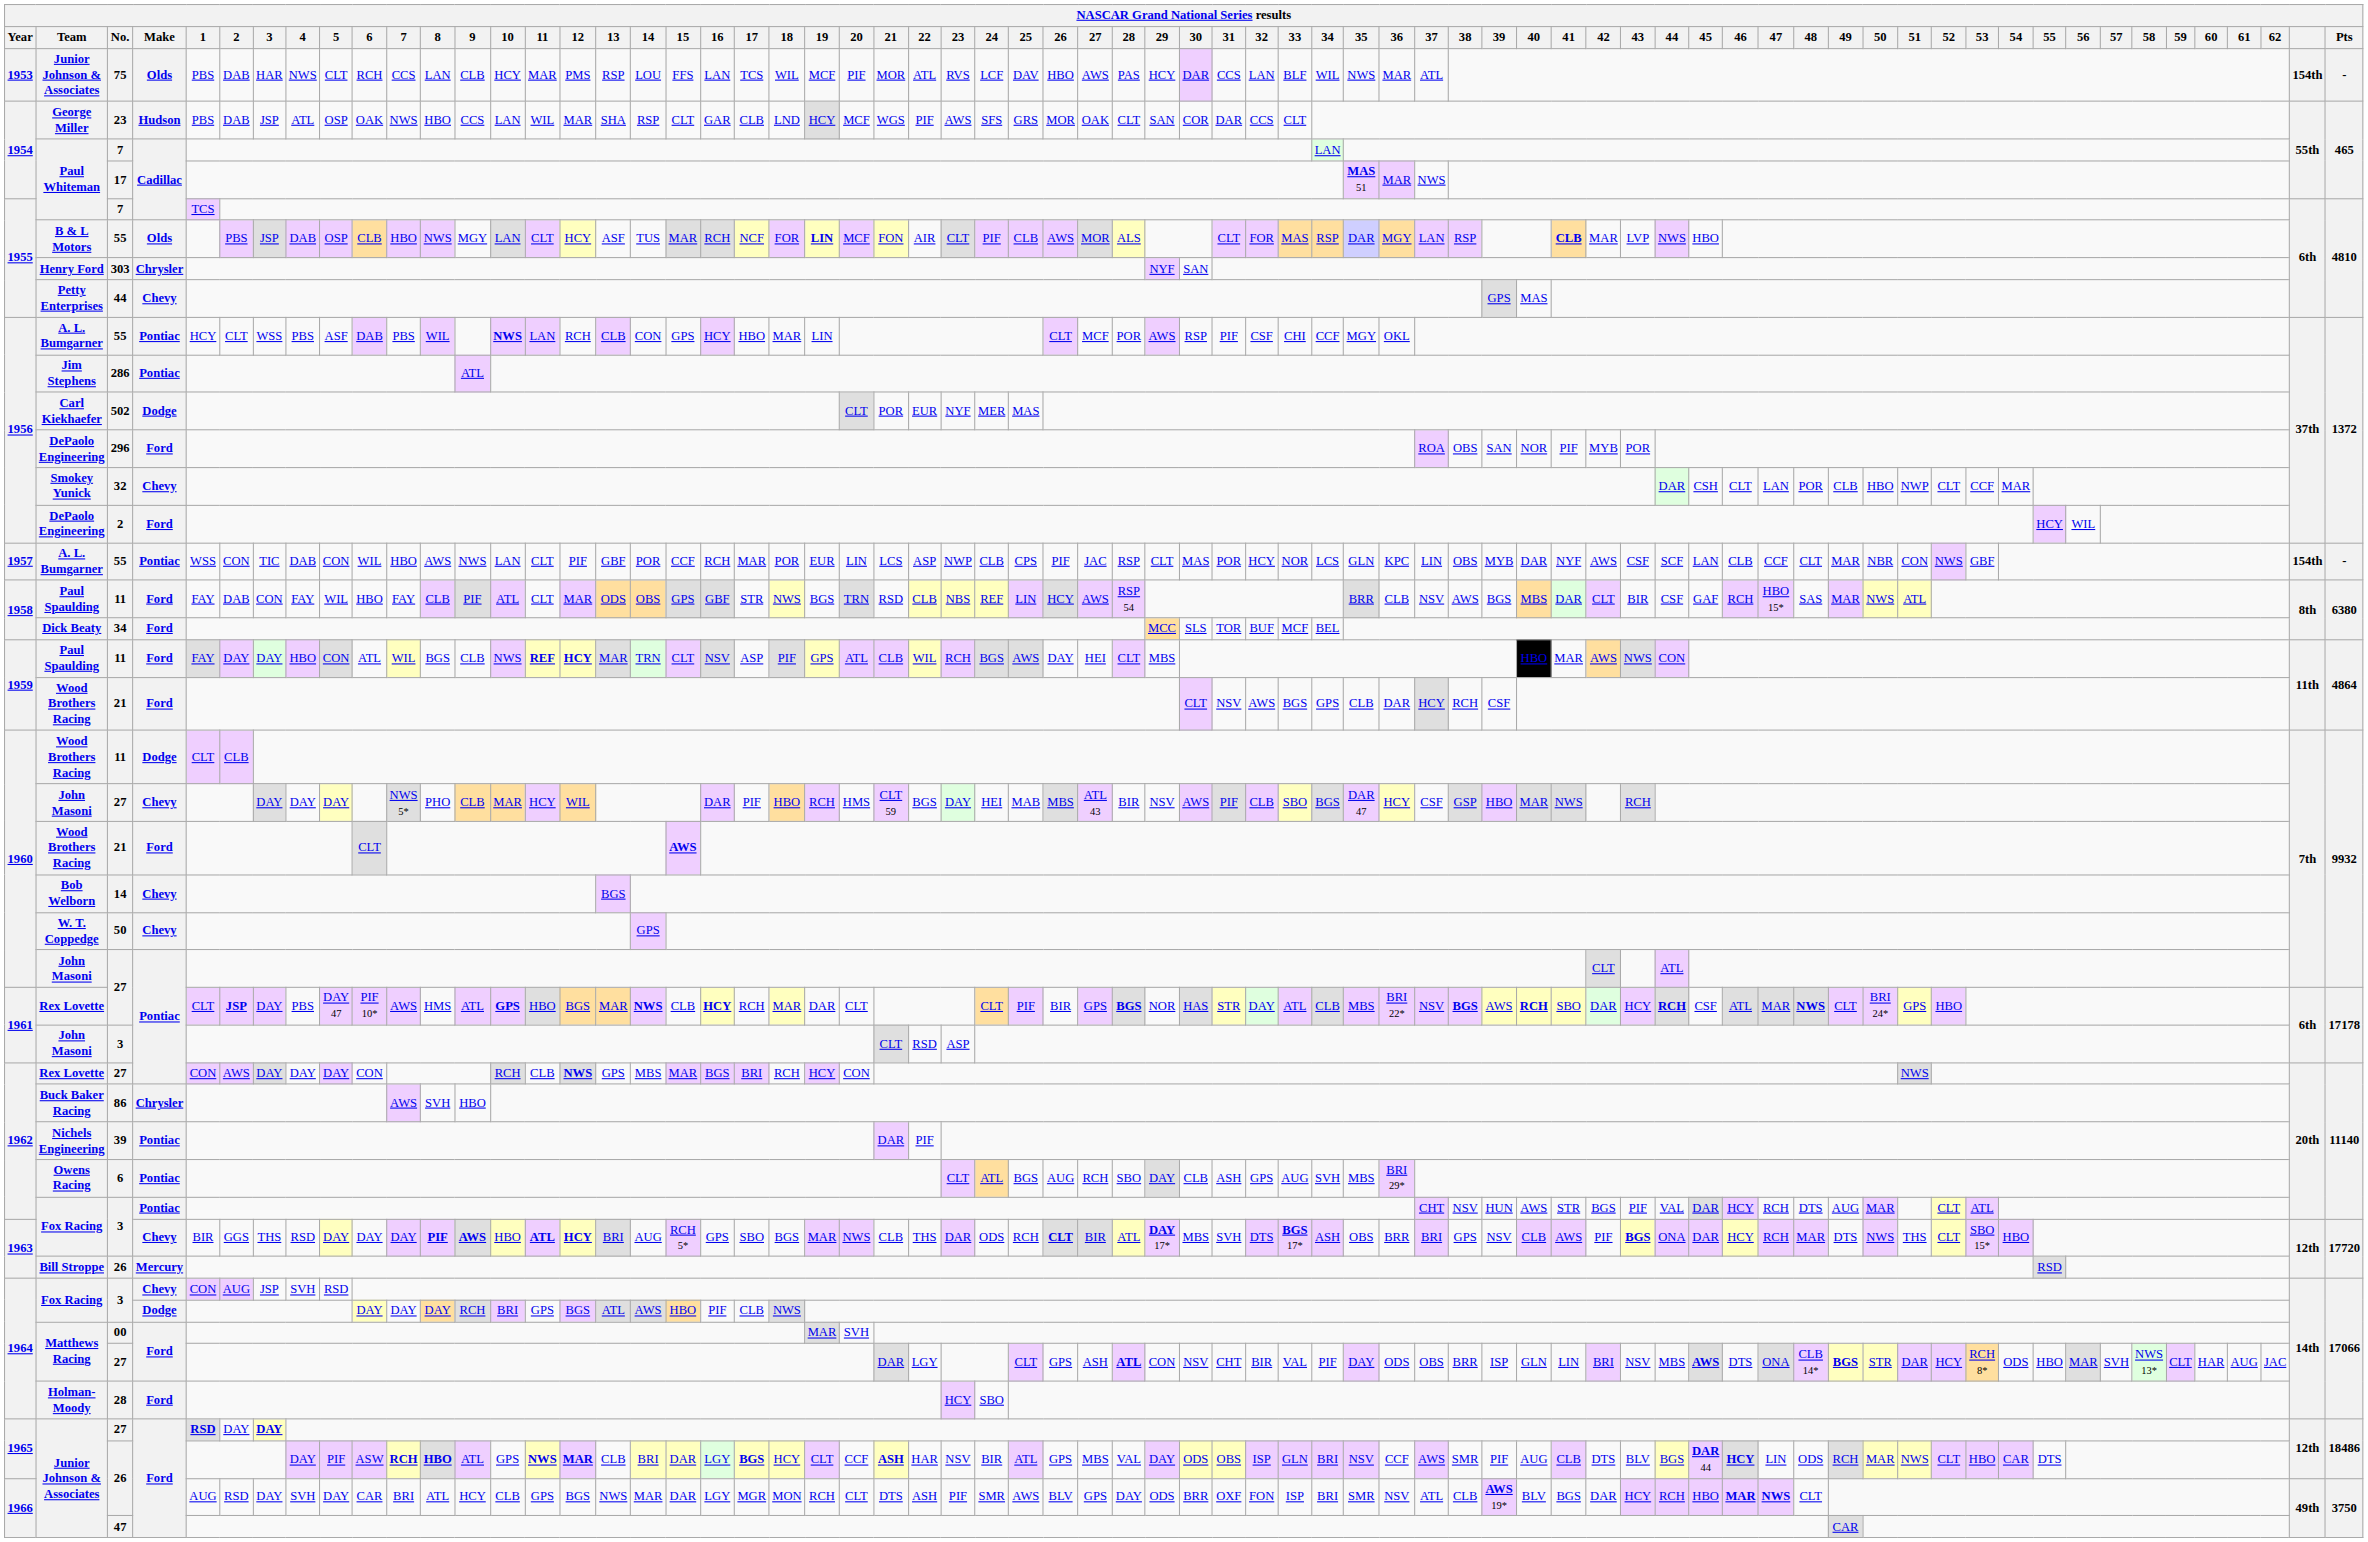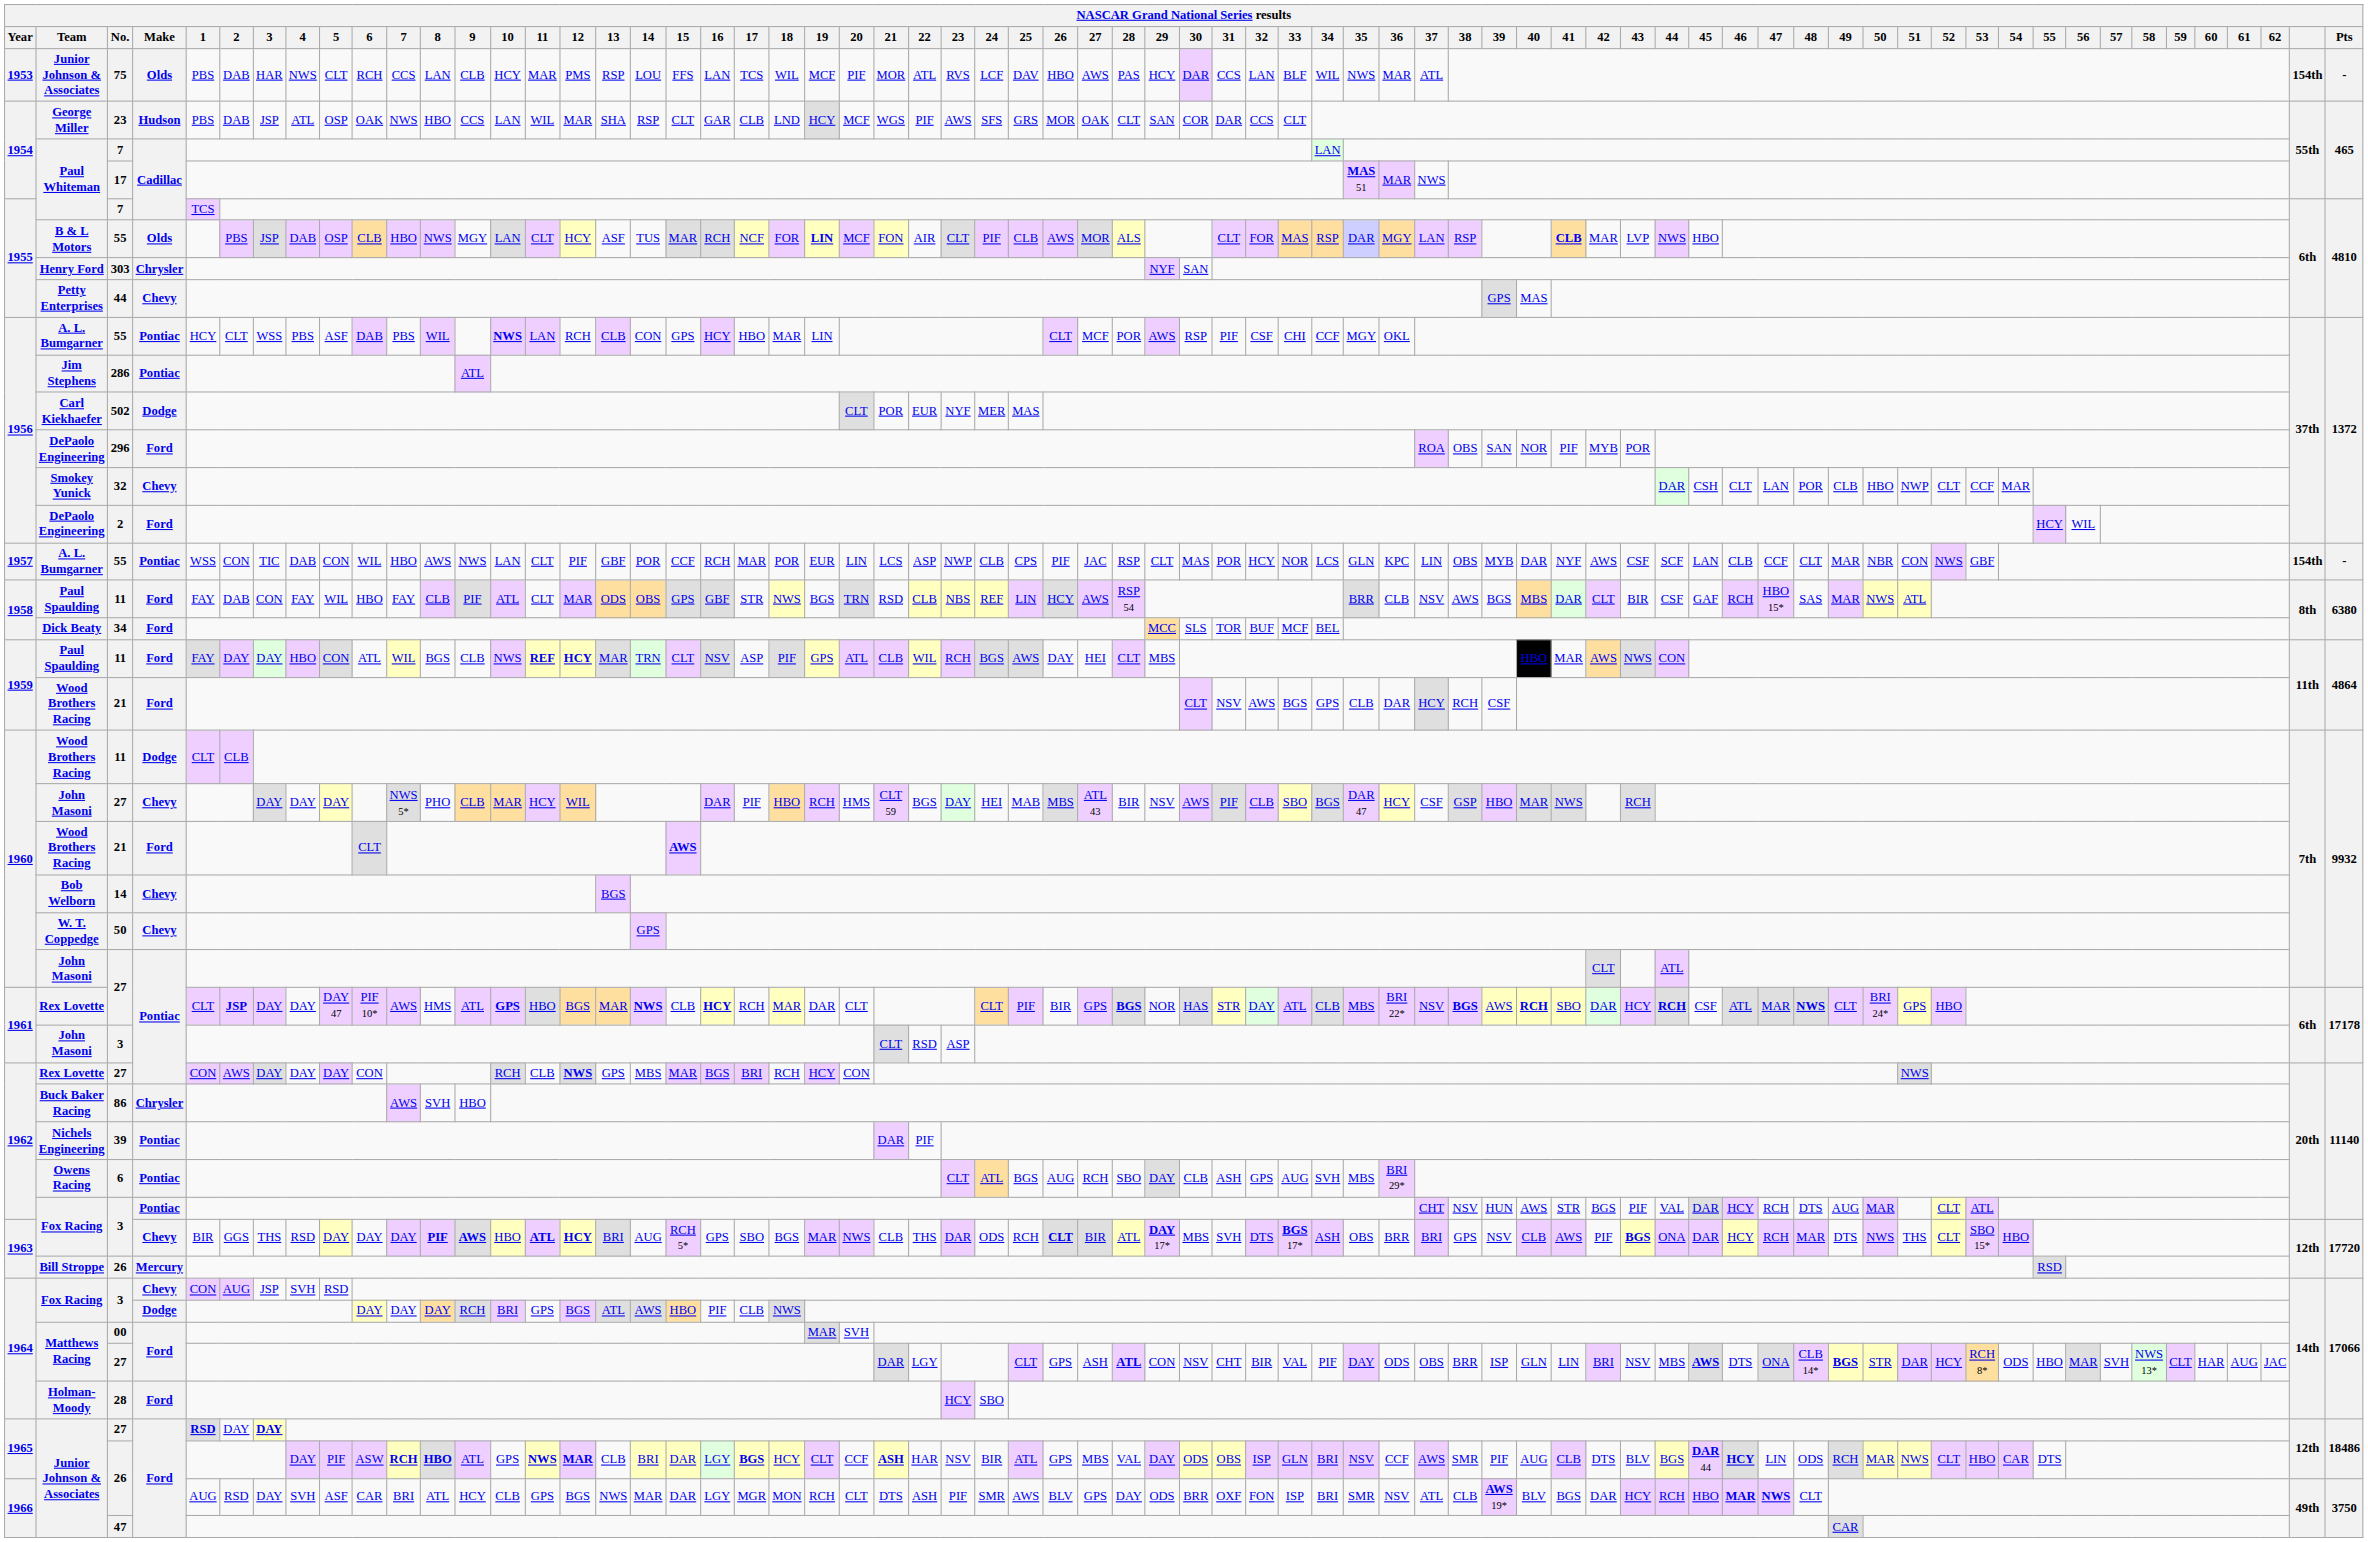(303, 1006) PBS -> (303, 1006) DAY
(336, 1497) DAY -> (336, 1497) ASF
